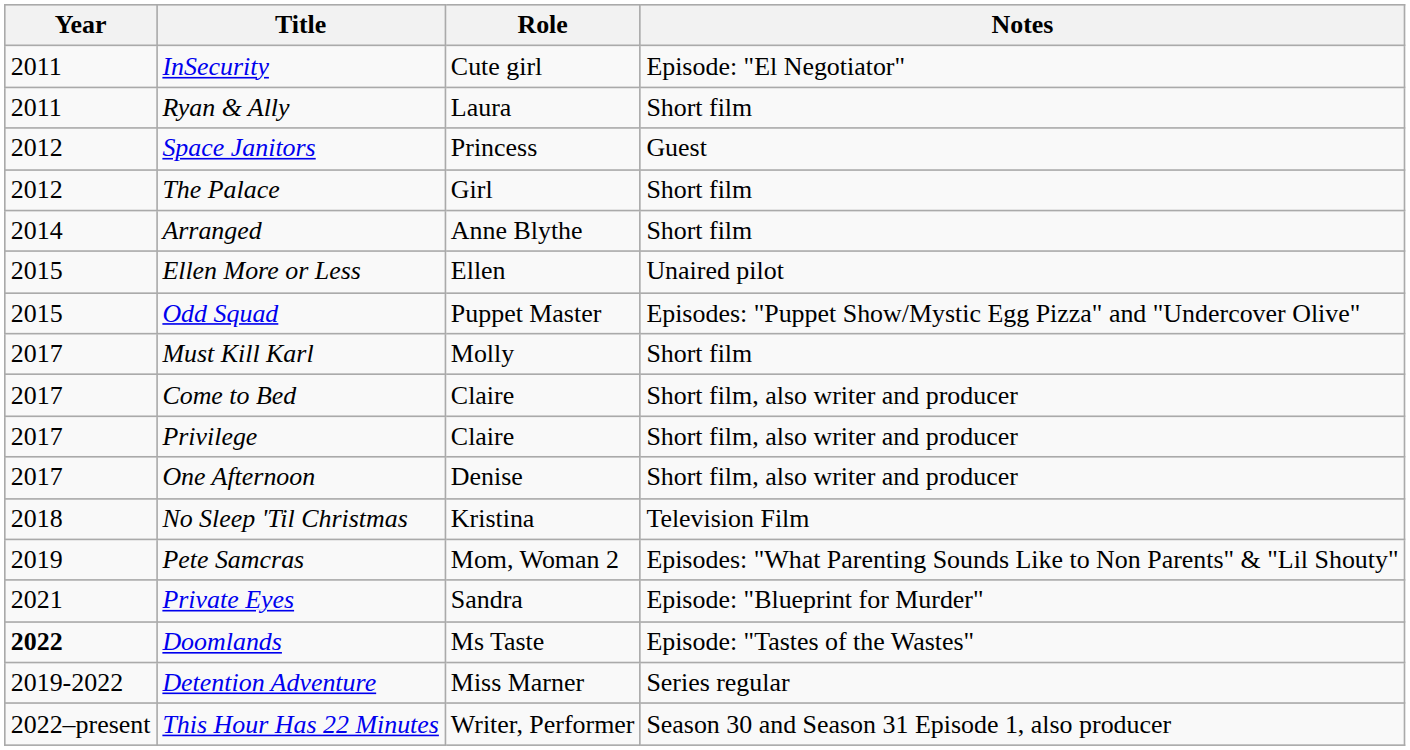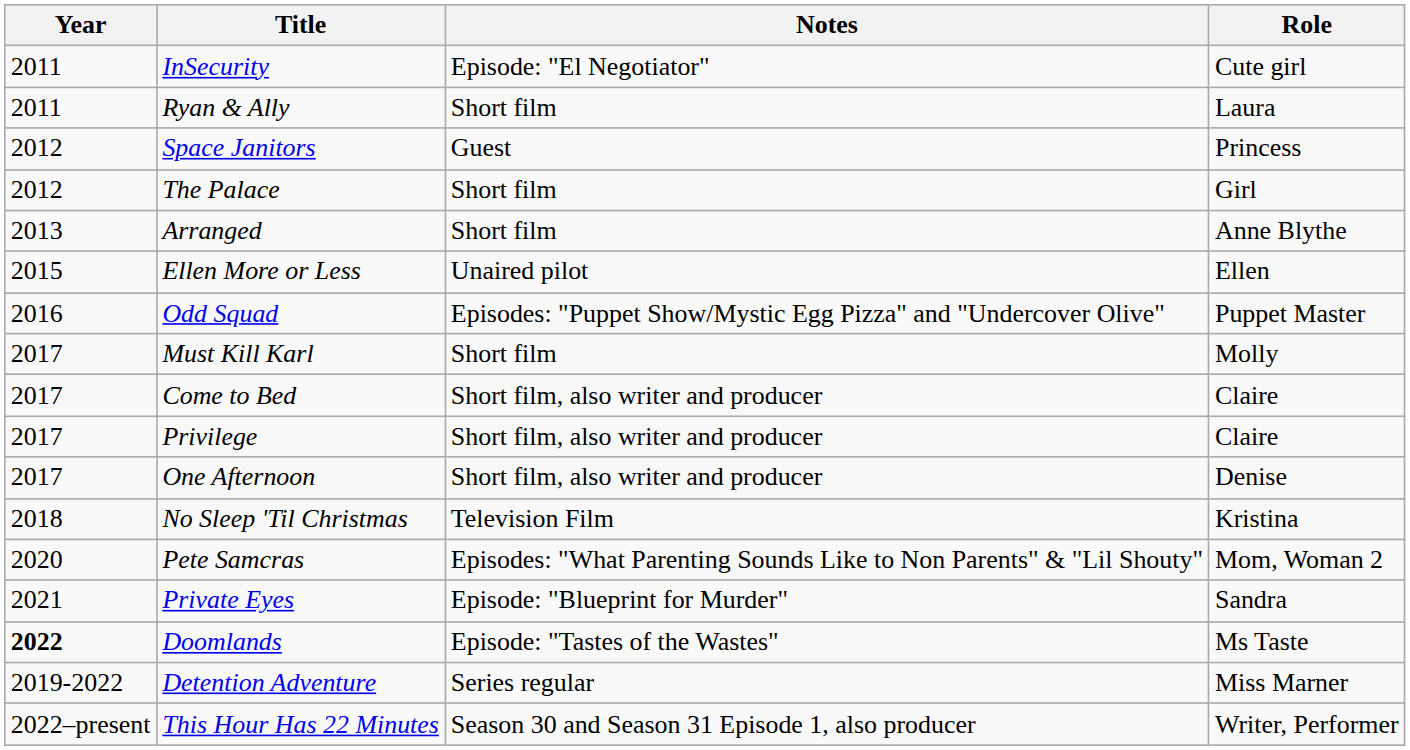columns swapped: (543, 25) <-> (1022, 25)
(37, 230) 2014 -> (37, 230) 2013
(37, 312) 2015 -> (37, 312) 2016
(37, 559) 2019 -> (37, 559) 2020
